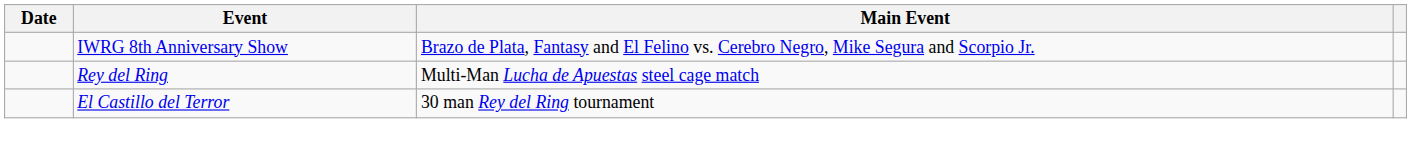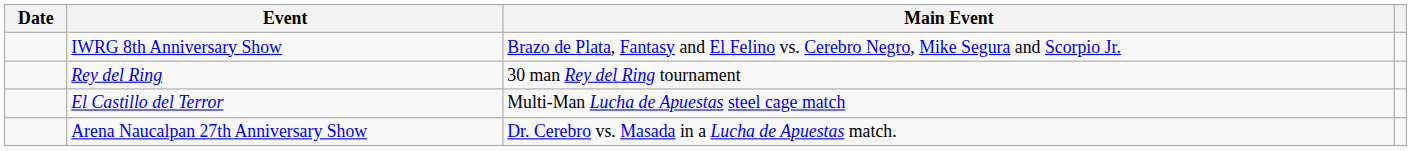(590, 74) Multi-Man Lucha de Apuestas steel cage match -> (624, 74) 30 man Rey del Ring tournament
(538, 103) 30 man Rey del Ring tournament -> (676, 103) Multi-Man Lucha de Apuestas steel cage match
+ row: (219, 131)
